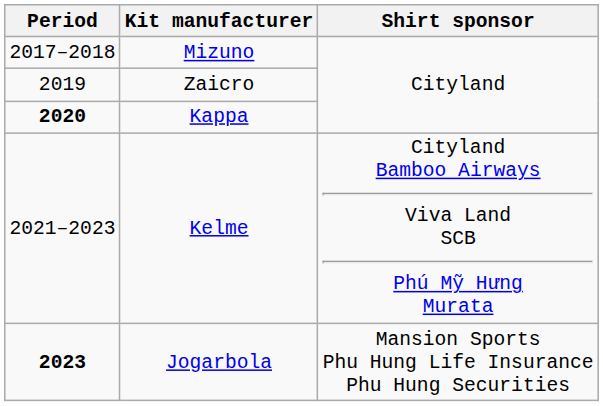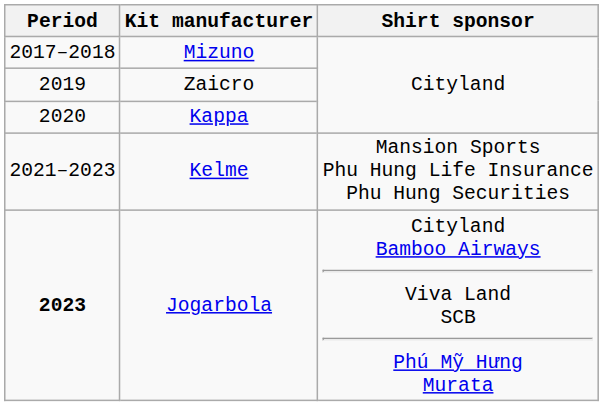(62, 117) bold -> (62, 117) normal
(458, 228) Cityland Bamboo Airways Viva Land SCB Phú Mỹ Hưng Murata -> (458, 171) Mansion Sports Phu Hung Life Insurance Phu Hung Securities
(458, 362) Mansion Sports Phu Hung Life Insurance Phu Hung Securities -> (458, 305) Cityland Bamboo Airways Viva Land SCB Phú Mỹ Hưng Murata
